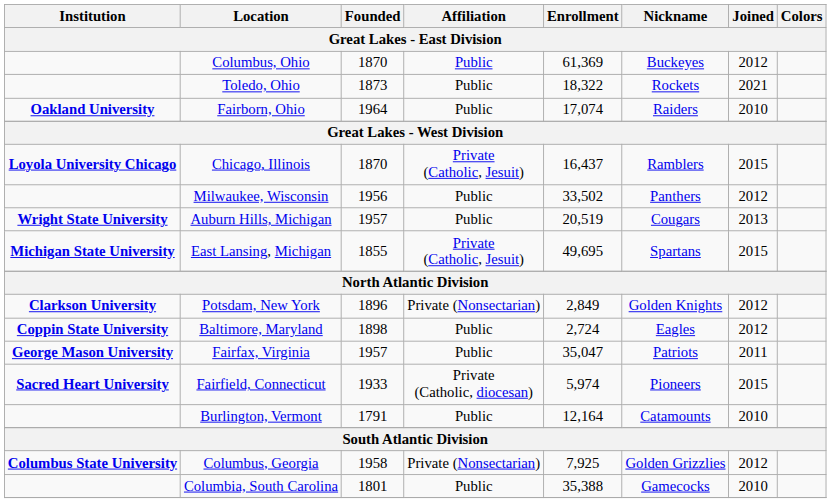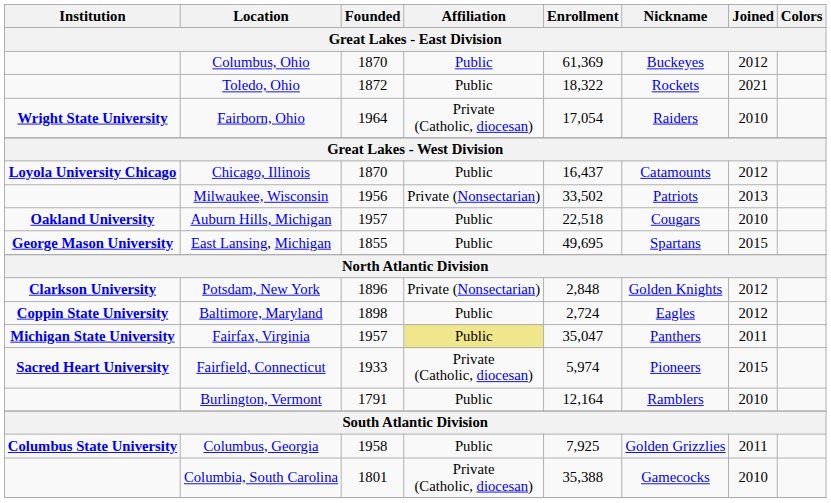(373, 86) 1873 -> (373, 86) 1872
(92, 109) Oakland University -> (92, 117) Wright State University
(474, 109) Public -> (474, 117) Private (Catholic, diocesan)
(583, 109) 17,074 -> (583, 117) 17,054
(474, 164) Private (Catholic, Jesuit) -> (474, 172) Public
(675, 164) Ramblers -> (675, 172) Catamounts
(753, 164) 2015 -> (753, 172) 2012
(474, 196) Public -> (474, 196) Private (Nonsectarian)
(675, 196) Panthers -> (675, 196) Patriots
(753, 196) 2012 -> (753, 196) 2013
(92, 219) Wright State University -> (92, 219) Oakland University
(583, 219) 20,519 -> (583, 219) 22,518
(753, 219) 2013 -> (753, 219) 2010
(92, 251) Michigan State University -> (92, 242) George Mason University
(474, 251) Private (Catholic, Jesuit) -> (474, 242) Public
(583, 306) 2,849 -> (583, 289) 2,848
(92, 352) George Mason University -> (92, 336) Michigan State University
(474, 352) no background -> (474, 336) khaki background
(675, 352) Patriots -> (675, 336) Panthers
(675, 416) Catamounts -> (675, 399) Ramblers
(474, 462) Private (Nonsectarian) -> (474, 446) Public
(753, 462) 2012 -> (753, 446) 2011
(474, 486) Public -> (474, 477) Private (Catholic, diocesan)
